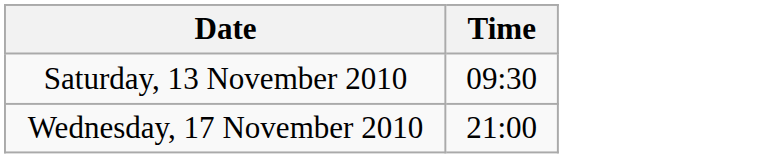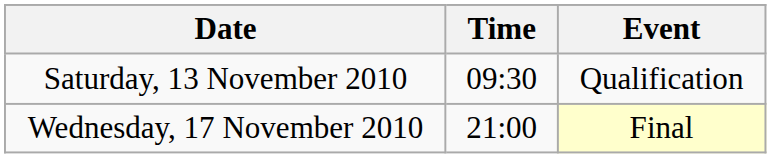+ column: (662, 29)
